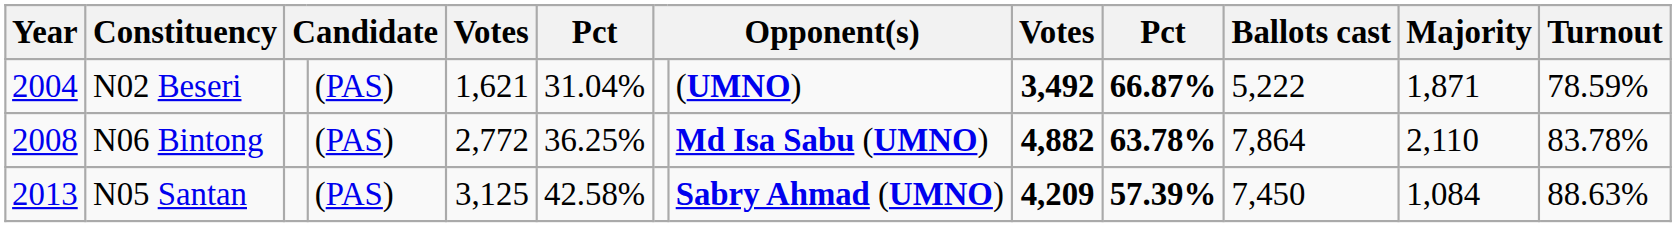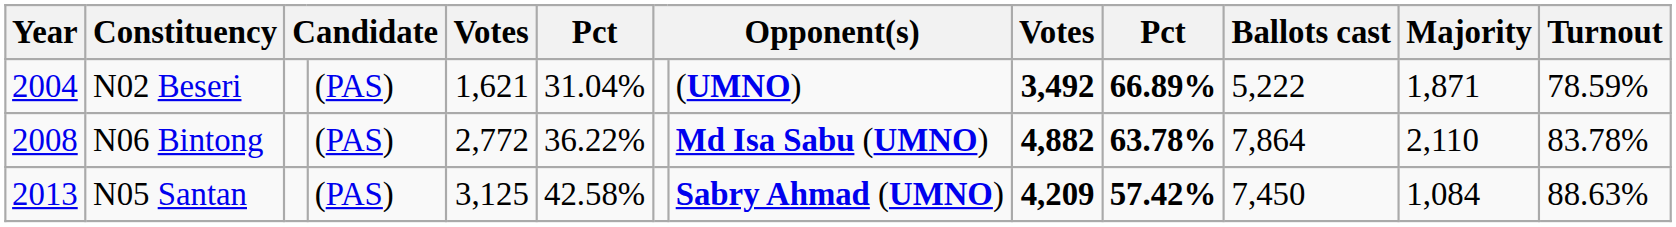(1163, 85) 66.87% -> (1163, 85) 66.89%
(595, 139) 36.25% -> (595, 139) 36.22%
(1163, 193) 57.39% -> (1163, 193) 57.42%
